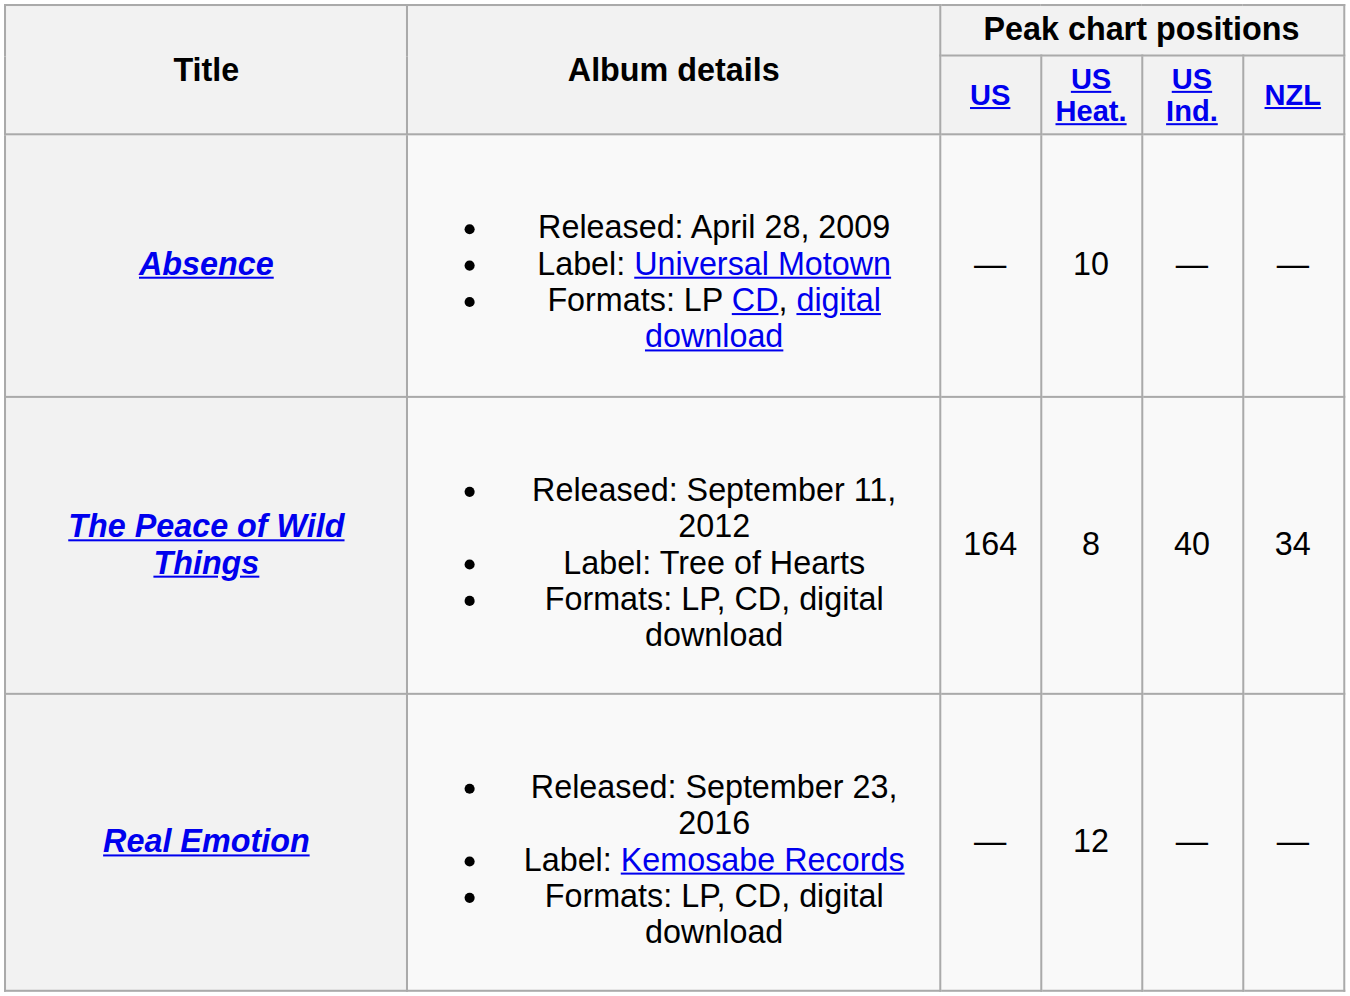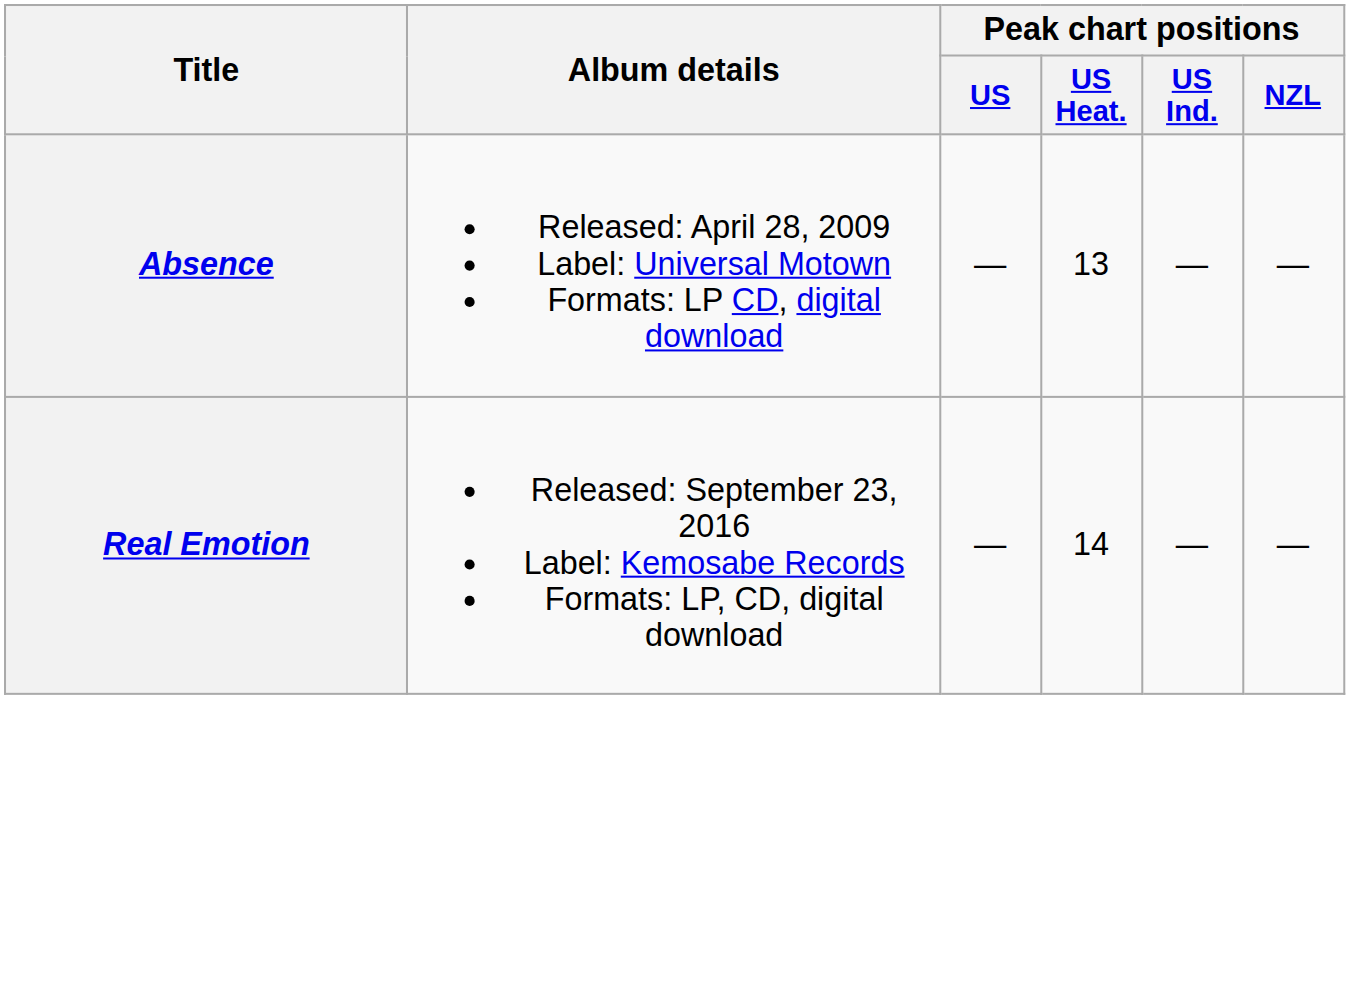(1091, 264) 10 -> (1091, 264) 13
- row: (206, 544)
(1091, 841) 12 -> (1091, 544) 14
